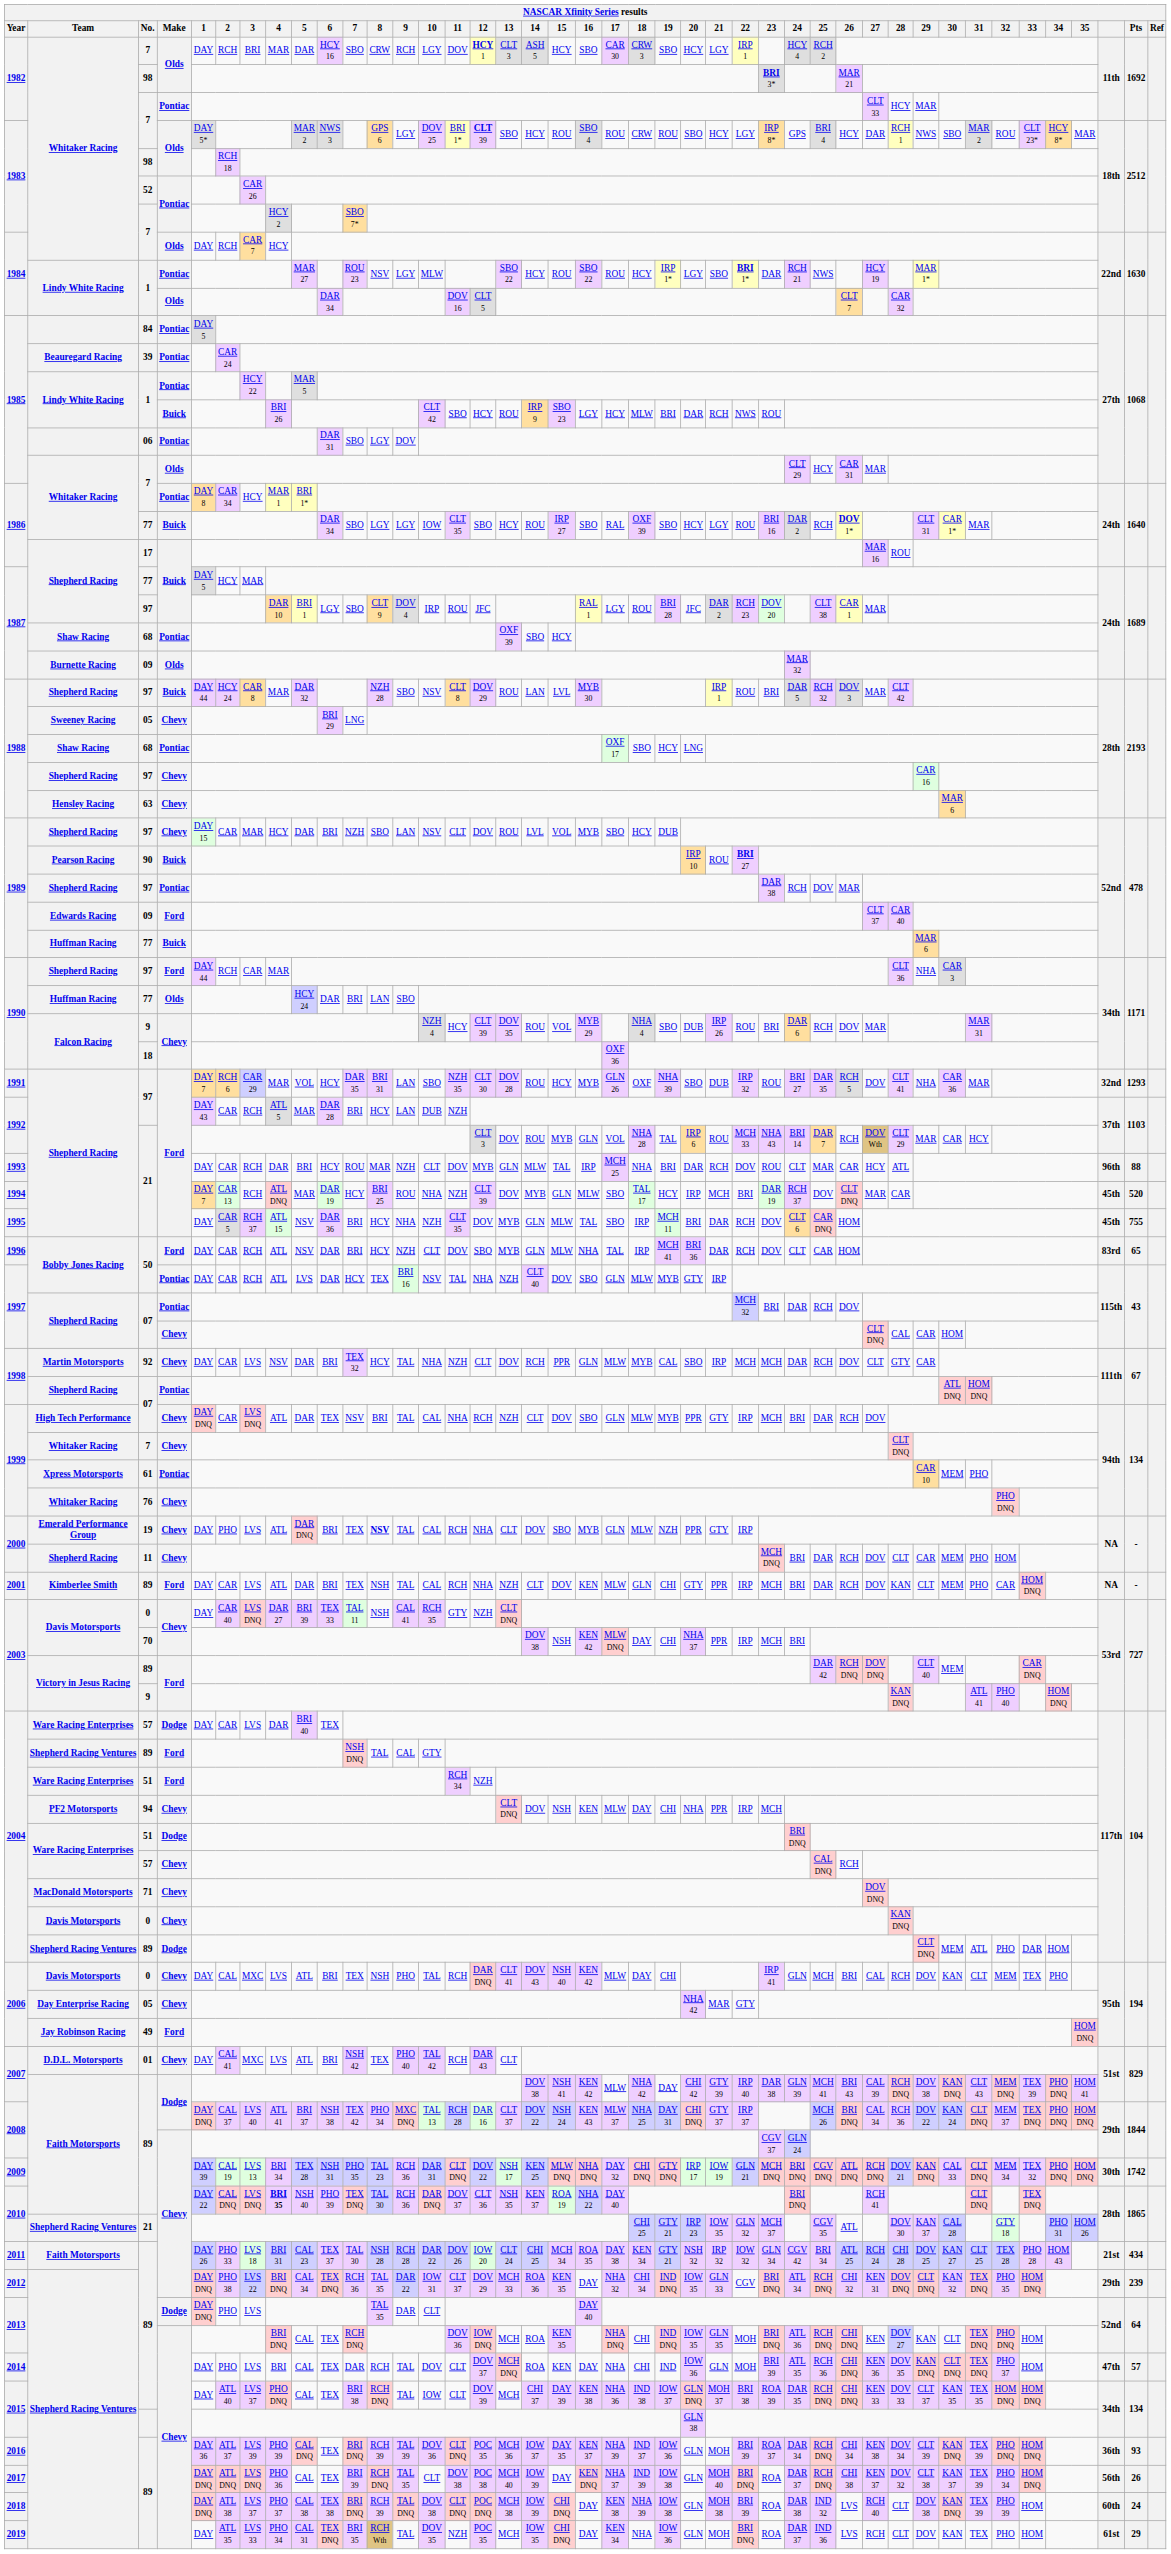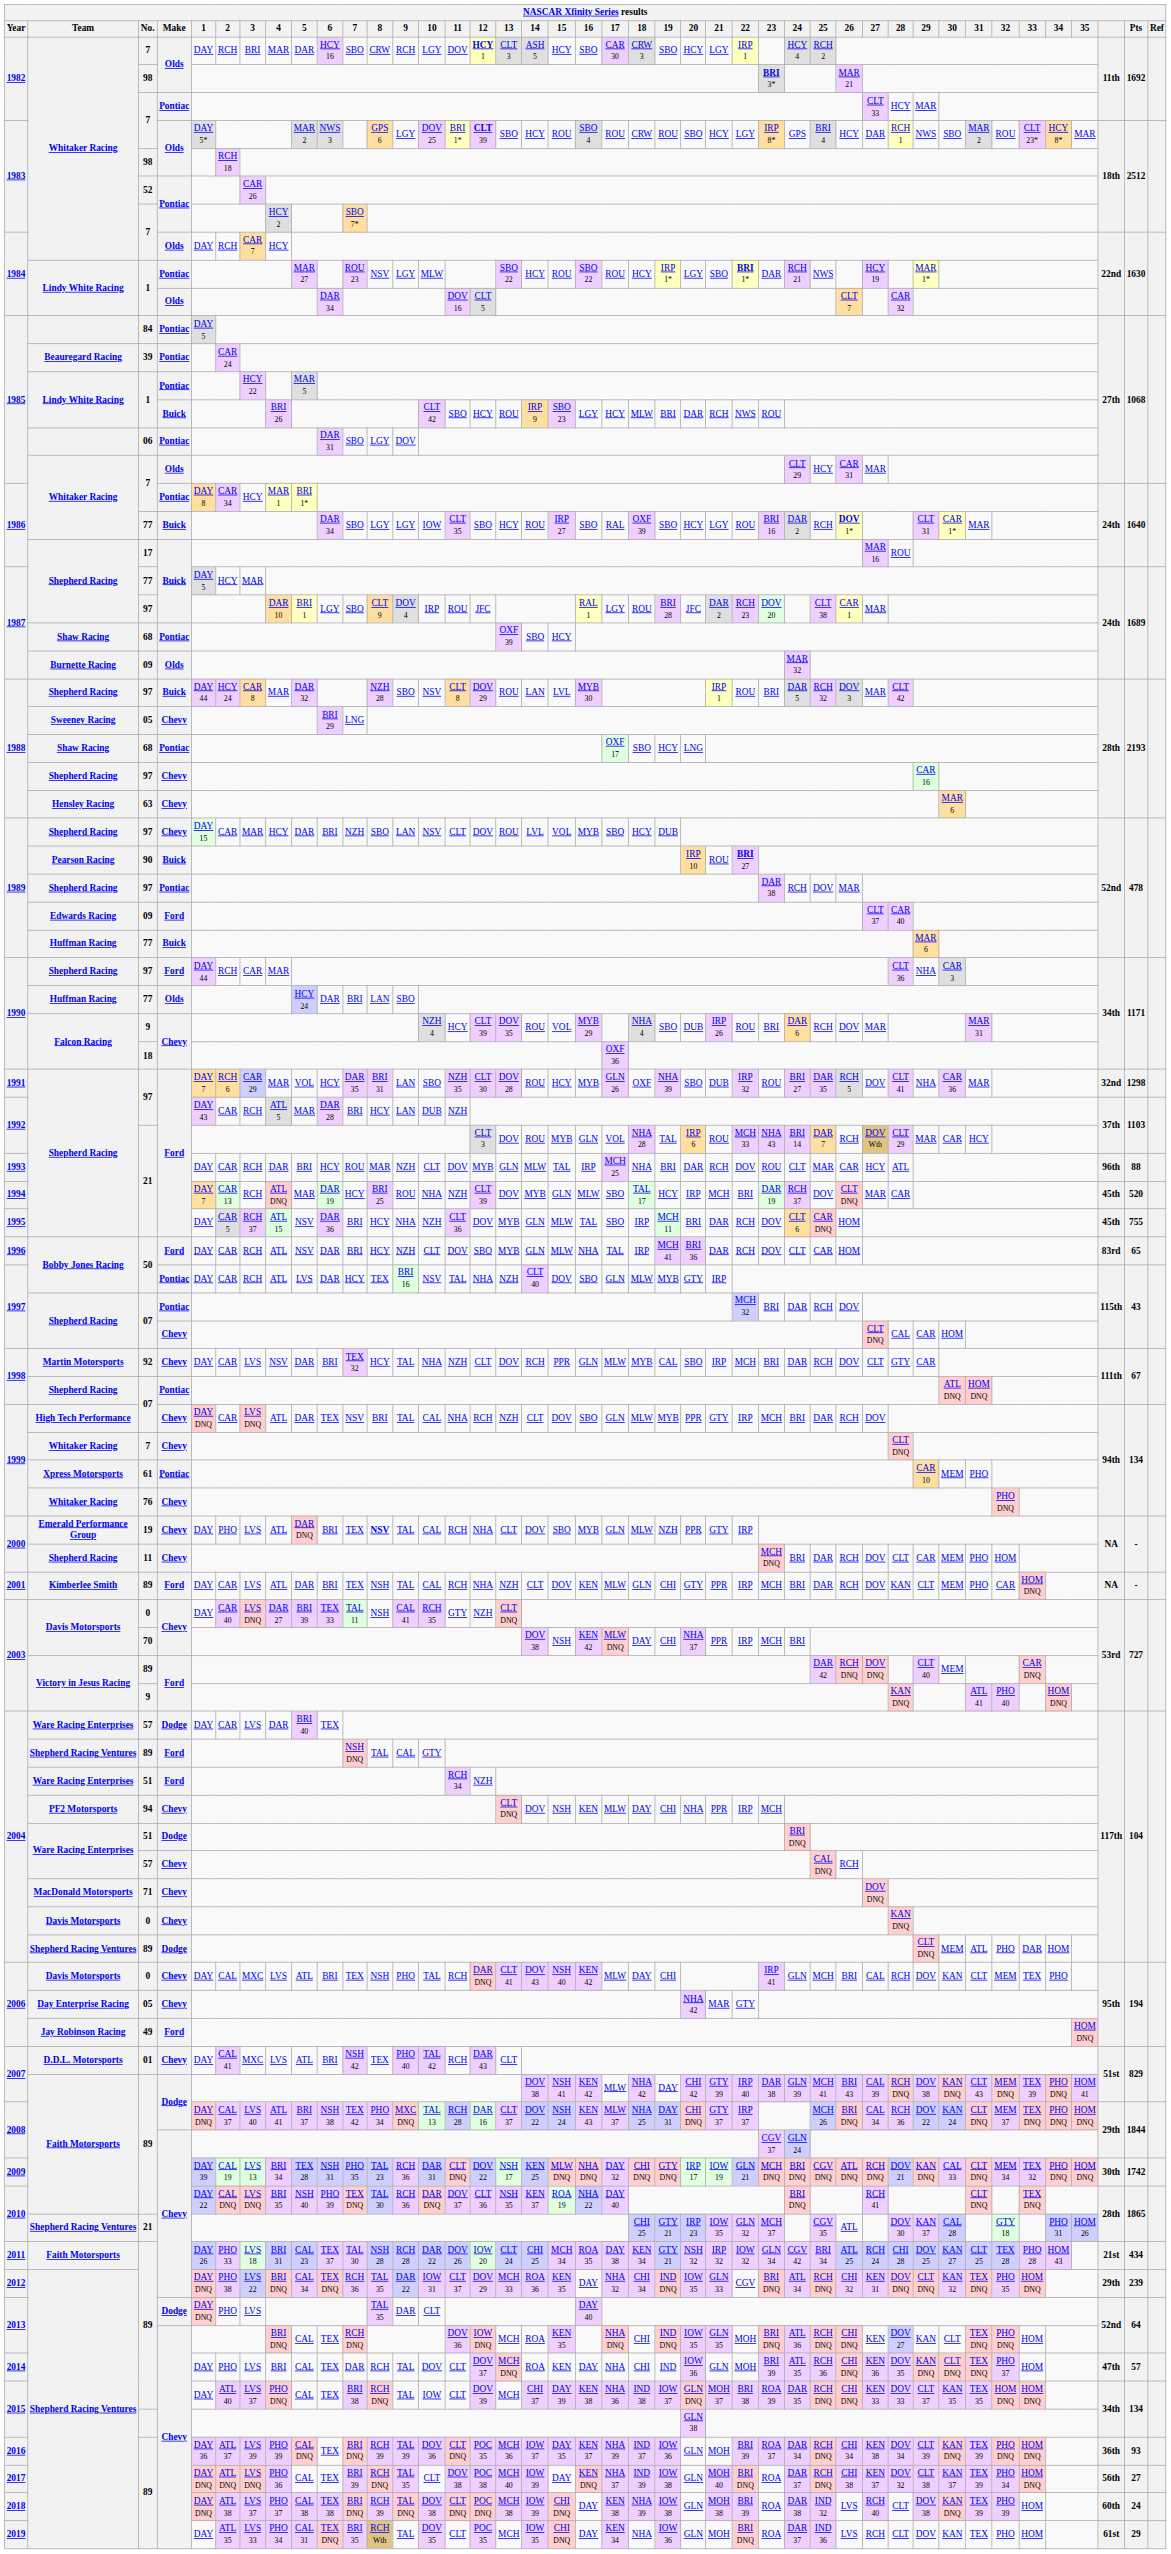(1136, 1083) 1293 -> (1136, 1083) 1298
(458, 1222) CLT 35 -> (458, 1222) CLT 36
(771, 1362) MCH -> (771, 1362) BRI
(279, 2199) bold -> (279, 2199) normal
(1136, 2478) 26 -> (1136, 2478) 27
(458, 2534) NZH -> (458, 2534) CLT
